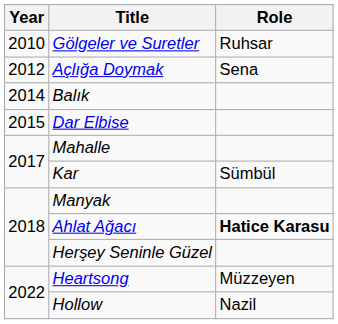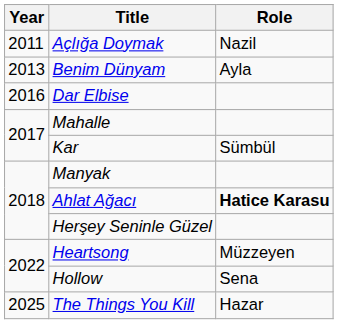- row: (126, 43)
(27, 69) 2012 -> (26, 43) 2011
(239, 69) Sena -> (238, 43) Nazil
+ row: (109, 69)
- row: (71, 95)
(27, 122) 2015 -> (27, 95) 2016
(238, 305) Nazil -> (239, 278) Sena
+ row: (123, 305)
